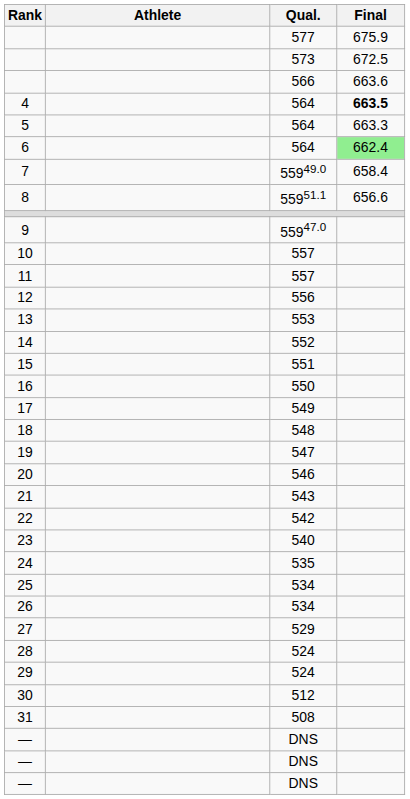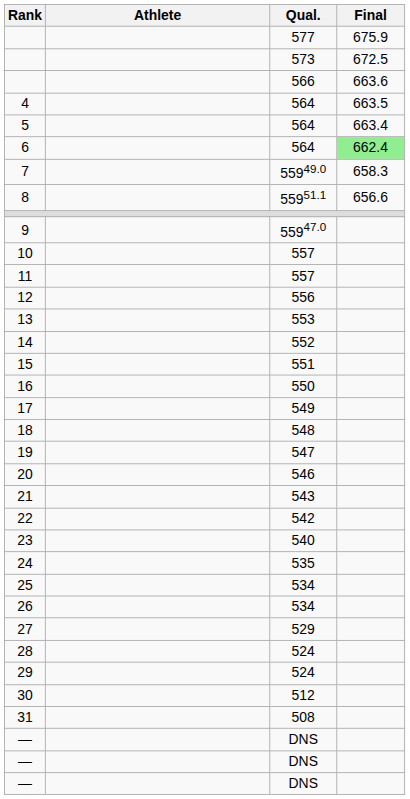(371, 103) bold -> (371, 103) normal
(371, 125) 663.3 -> (371, 125) 663.4
(371, 171) 658.4 -> (371, 171) 658.3
